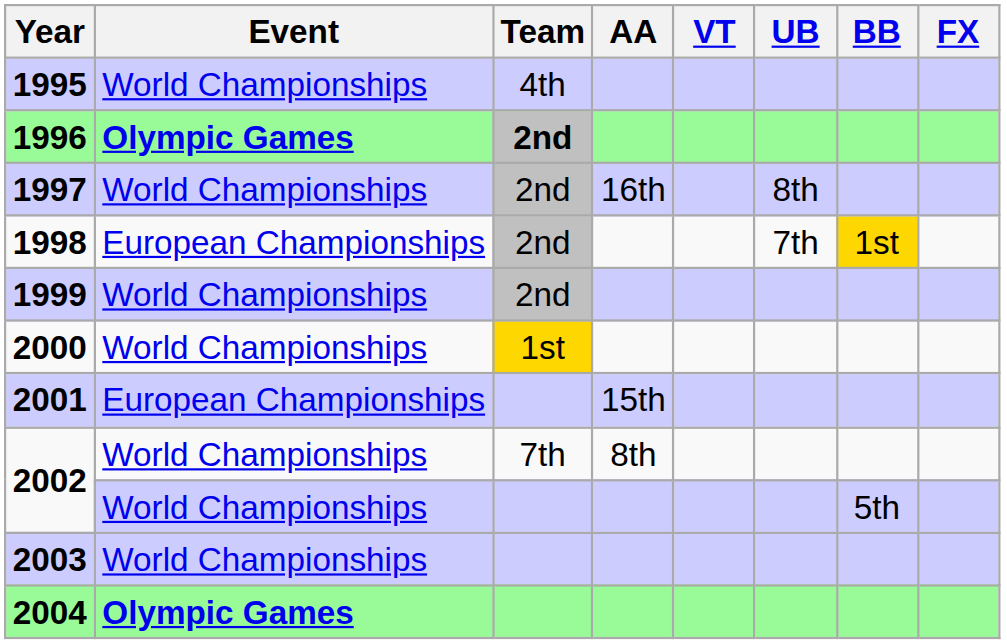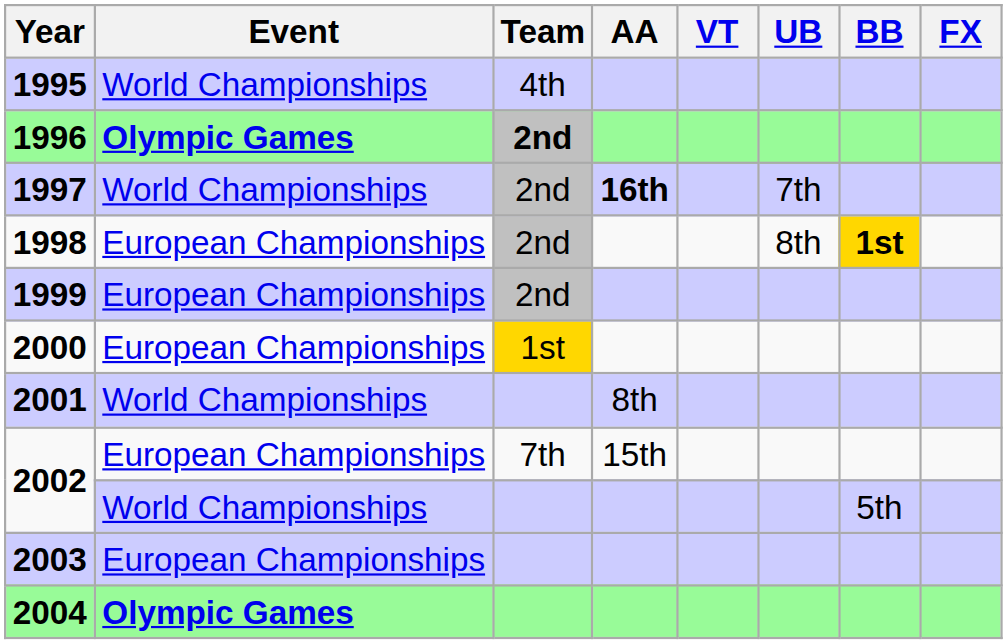(633, 190) normal -> (635, 190) bold
(796, 190) 8th -> (798, 190) 7th
(796, 242) 7th -> (798, 242) 8th
(877, 242) normal -> (879, 242) bold
(265, 295) World Championships -> (294, 295) European Championships
(265, 348) World Championships -> (294, 348) European Championships
(294, 401) European Championships -> (265, 401) World Championships
(633, 401) 15th -> (635, 401) 8th
(265, 453) World Championships -> (294, 453) European Championships
(633, 453) 8th -> (635, 453) 15th
(265, 559) World Championships -> (294, 559) European Championships
